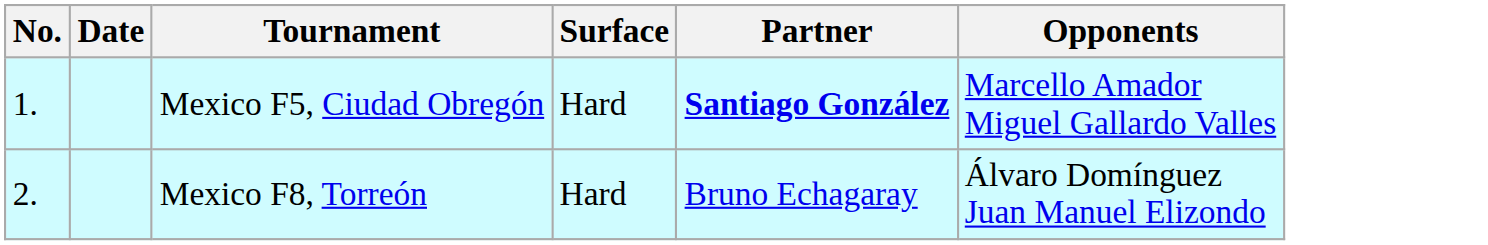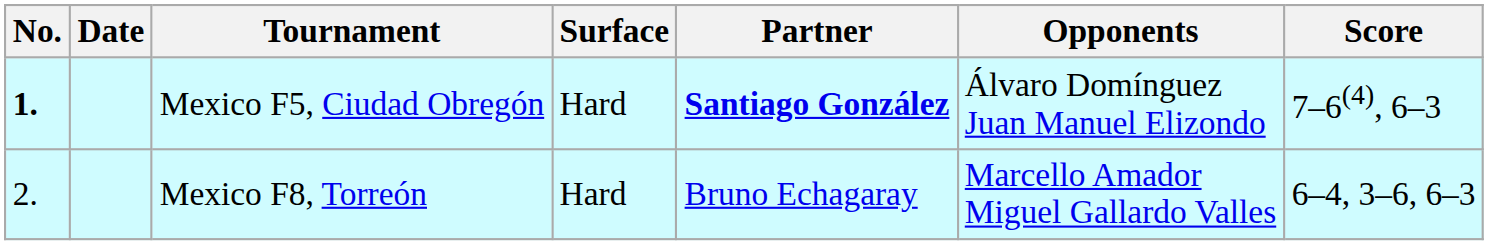+ column: (1384, 31)
(25, 102) normal -> (25, 102) bold
(1121, 102) Marcello Amador Miguel Gallardo Valles -> (1115, 102) Álvaro Domínguez Juan Manuel Elizondo
(1115, 193) Álvaro Domínguez Juan Manuel Elizondo -> (1121, 193) Marcello Amador Miguel Gallardo Valles
